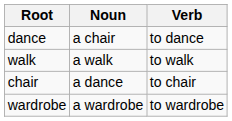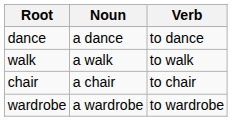(94, 37) a chair -> (98, 37) a dance
(98, 82) a dance -> (94, 82) a chair
